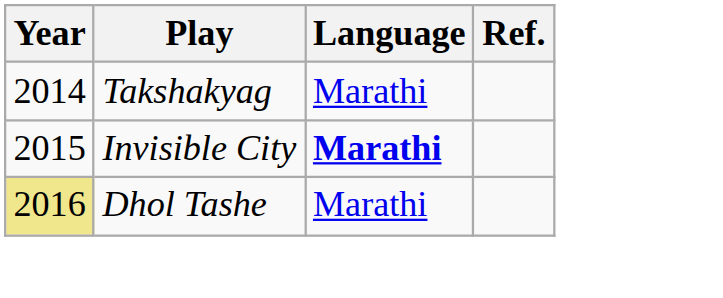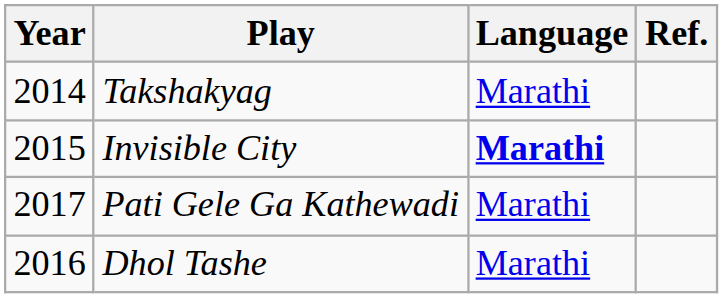+ row: (281, 205)
(50, 205) khaki background -> (50, 262) no background
